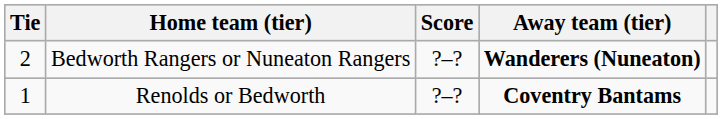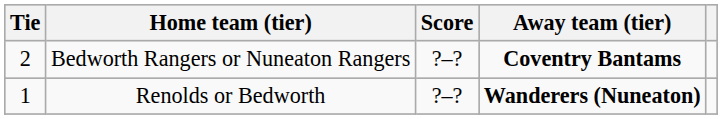(592, 58) Wanderers (Nuneaton) -> (592, 58) Coventry Bantams
(592, 95) Coventry Bantams -> (592, 95) Wanderers (Nuneaton)
